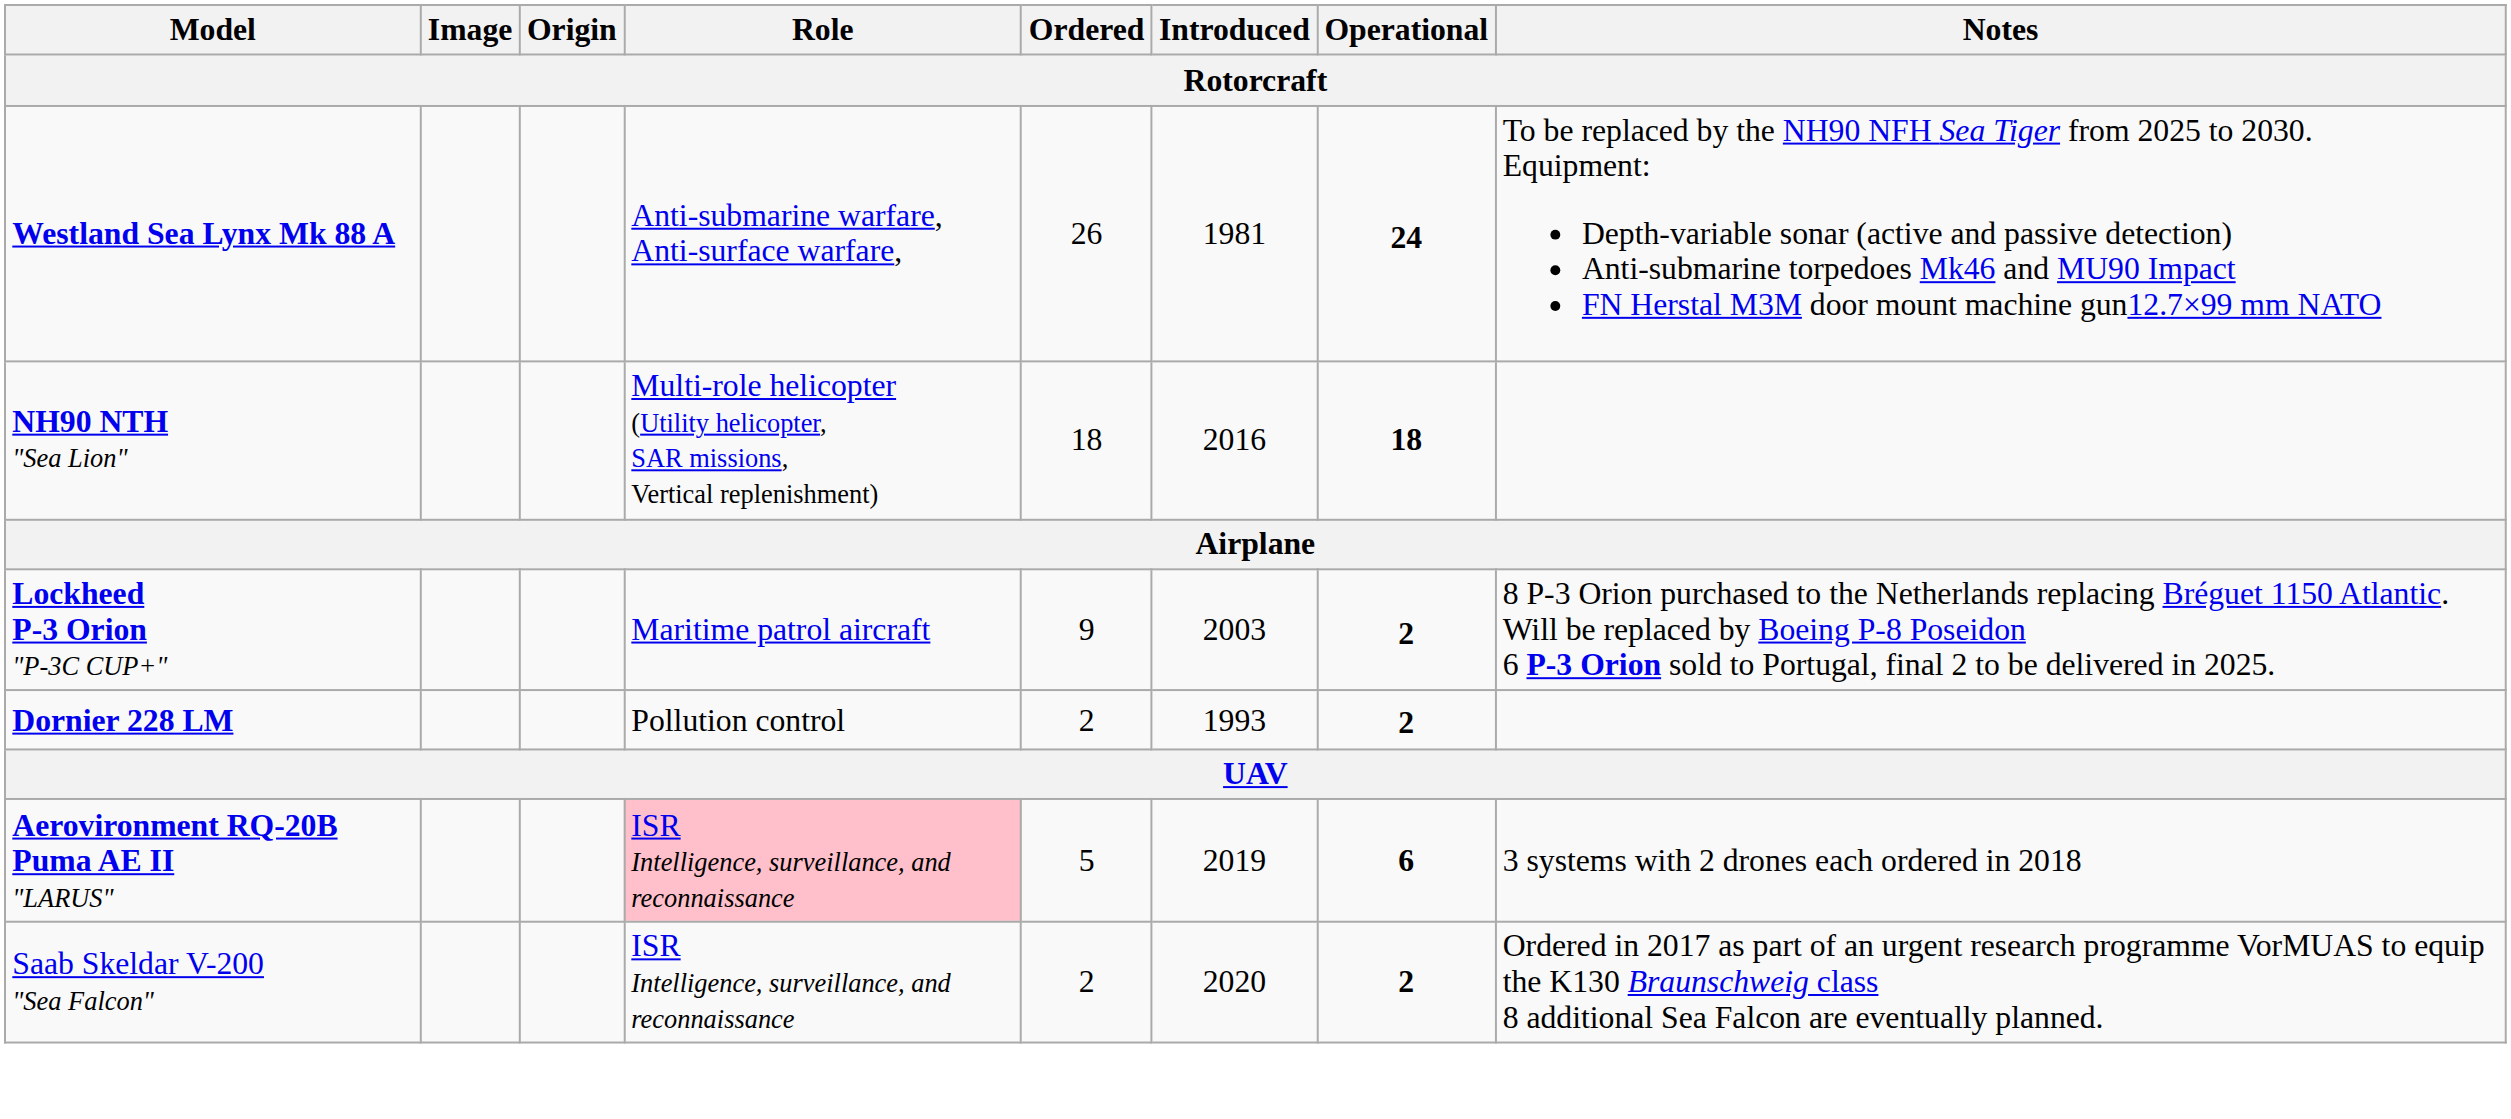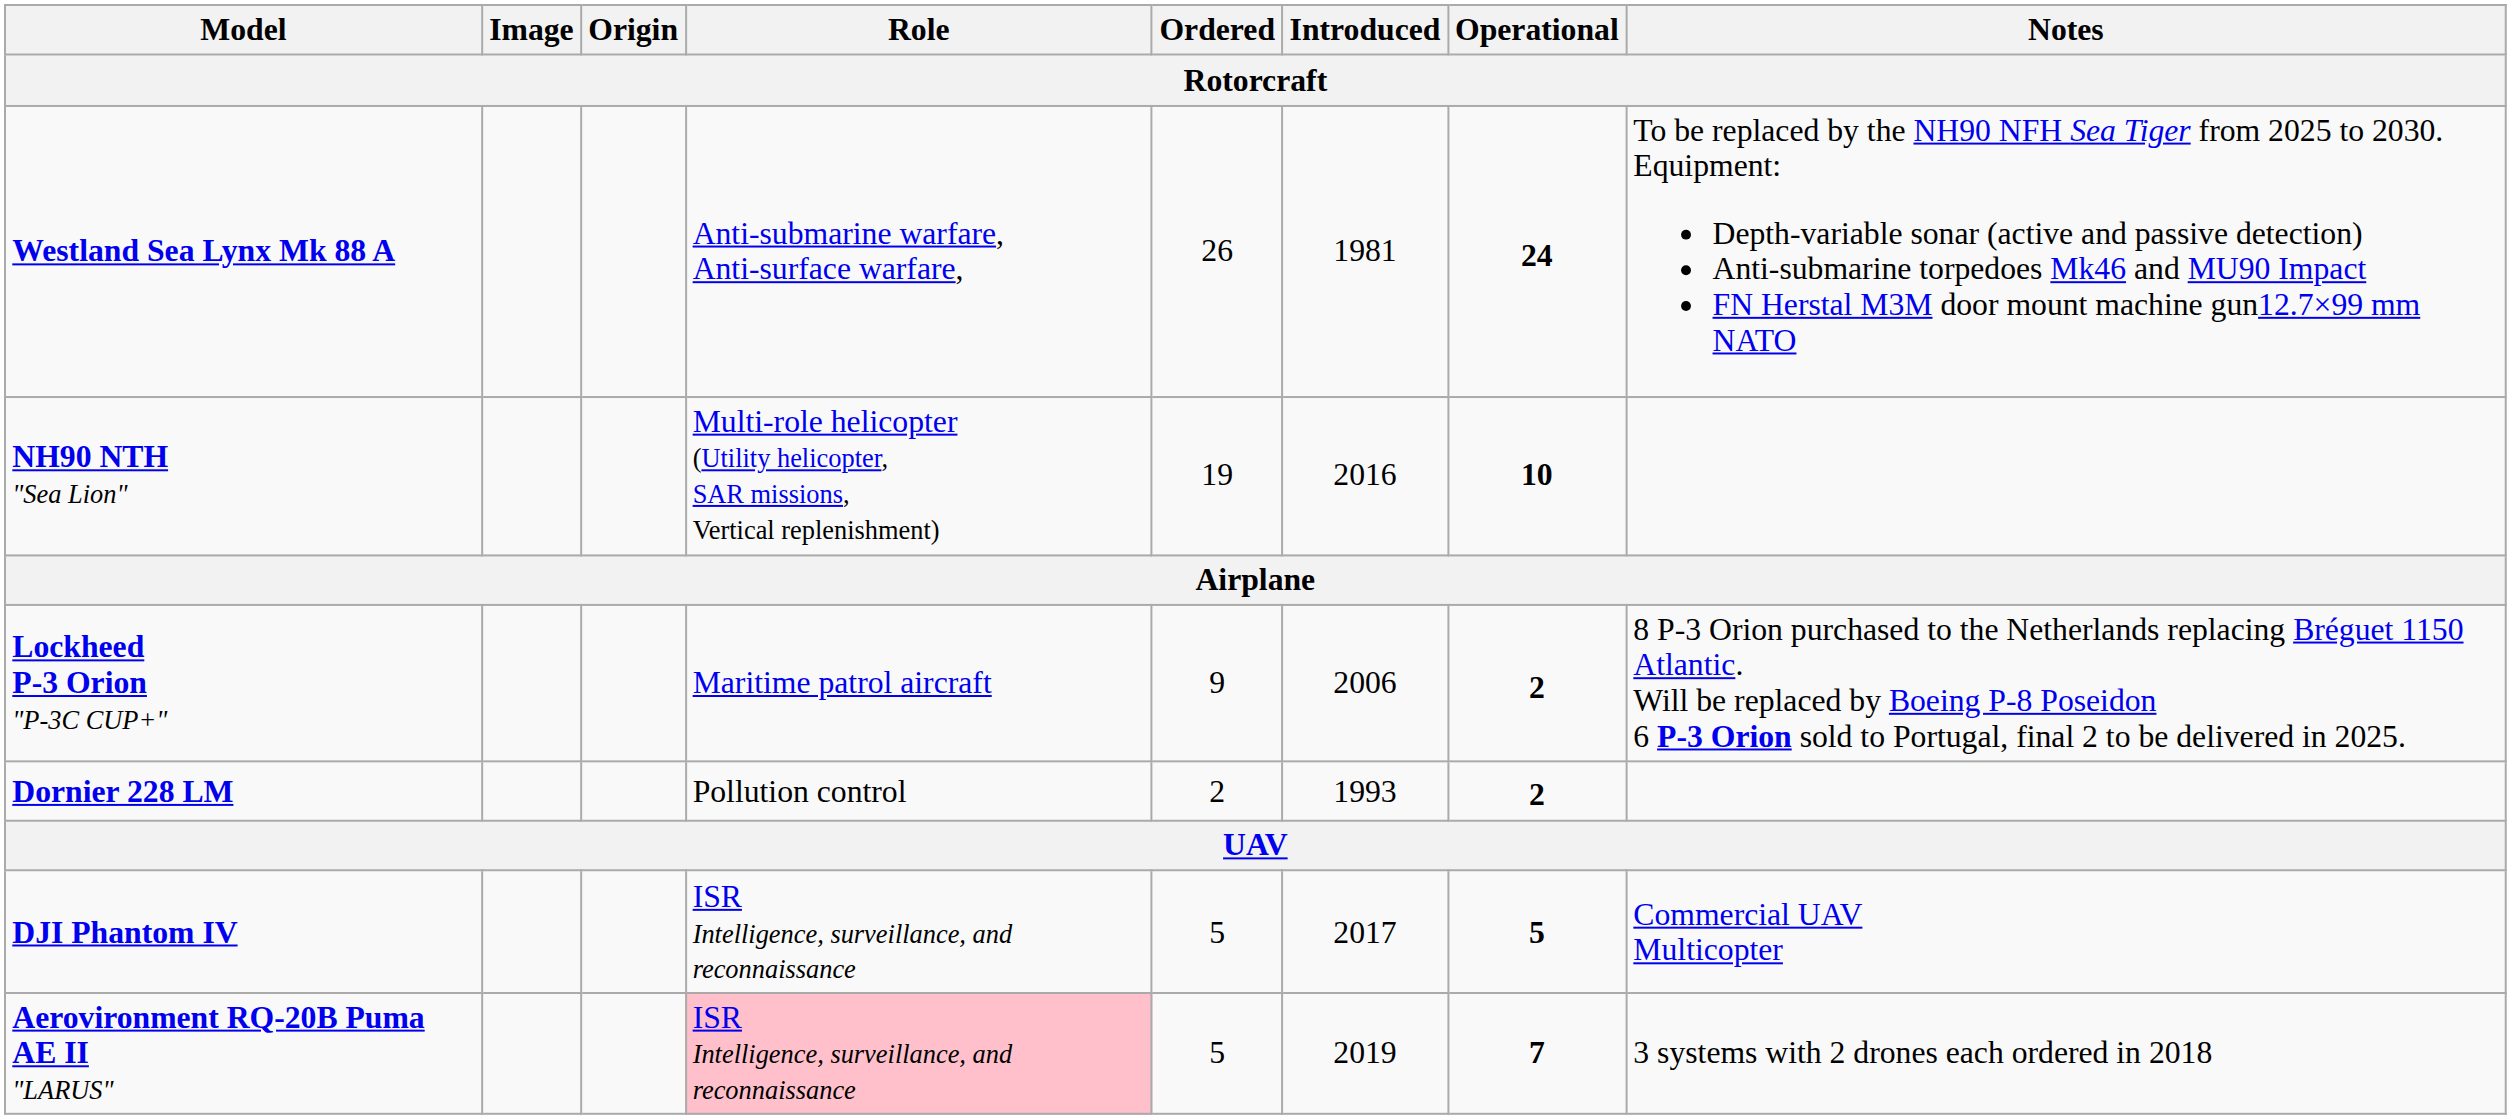(1087, 439) 18 -> (1217, 475) 19
(1406, 439) 18 -> (1537, 475) 10
(1234, 629) 2003 -> (1365, 682) 2006
+ row: (125, 931)
(1406, 859) 6 -> (1537, 1052) 7
- row: (138, 981)
